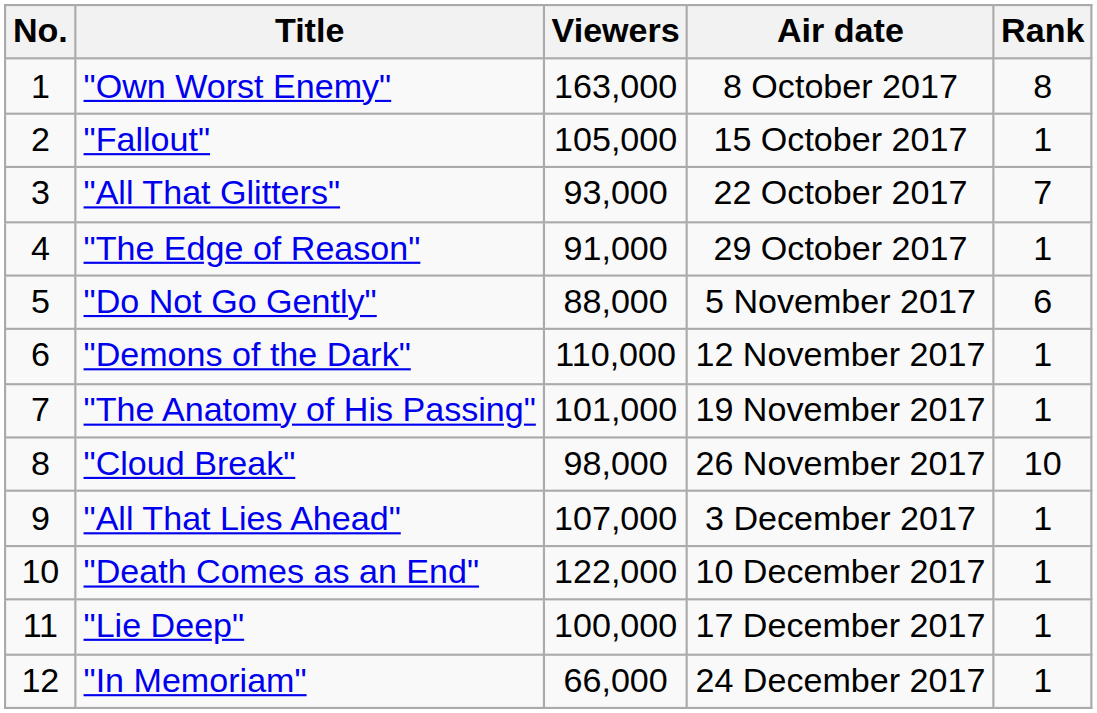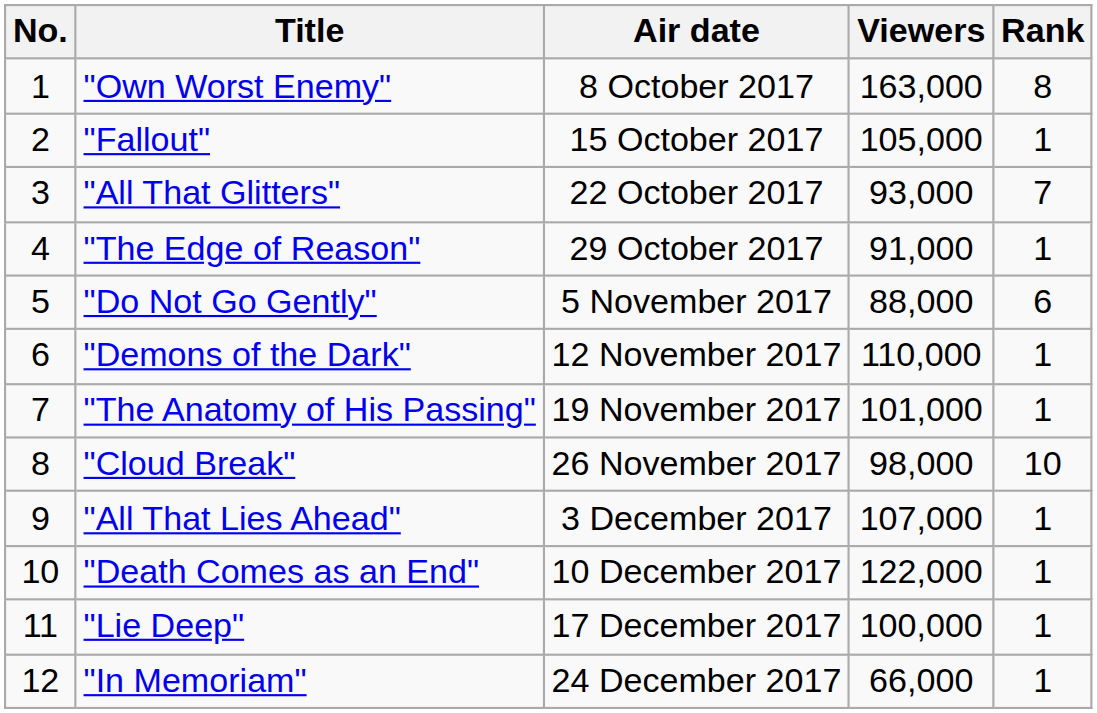columns swapped: (840, 31) <-> (616, 31)
